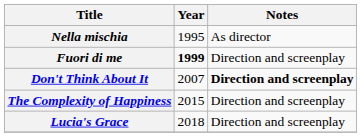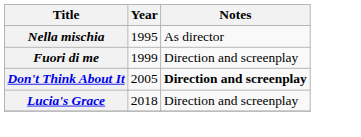(191, 57) bold -> (144, 57) normal
(191, 79) 2007 -> (144, 79) 2005
- row: (89, 100)
